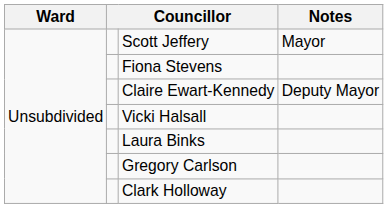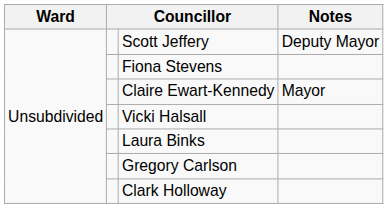(303, 41) Mayor -> (330, 41) Deputy Mayor
(330, 91) Deputy Mayor -> (303, 91) Mayor
